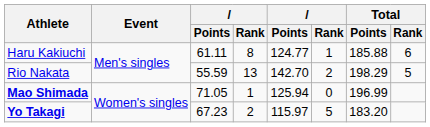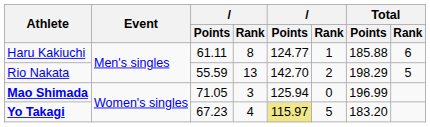(250, 93) 1 -> (250, 93) 3
(250, 113) 2 -> (250, 113) 4
(290, 113) no background -> (290, 113) khaki background
